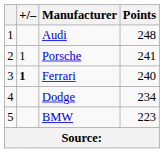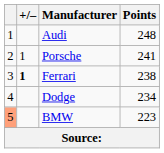(147, 76) 240 -> (147, 76) 238
(10, 117) no background -> (10, 117) lightsalmon background
